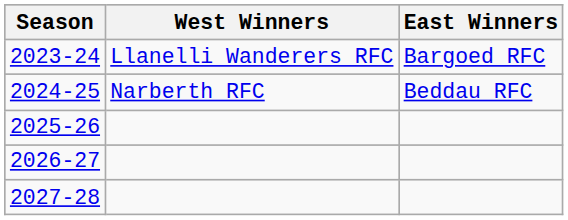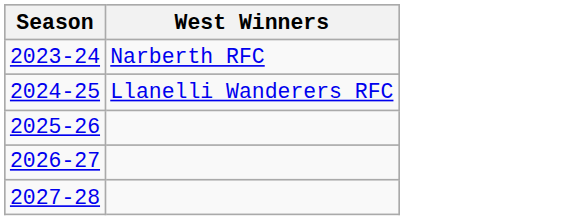- column: (481, 22)
(252, 57) Llanelli Wanderers RFC -> (187, 57) Narberth RFC
(187, 92) Narberth RFC -> (252, 92) Llanelli Wanderers RFC
